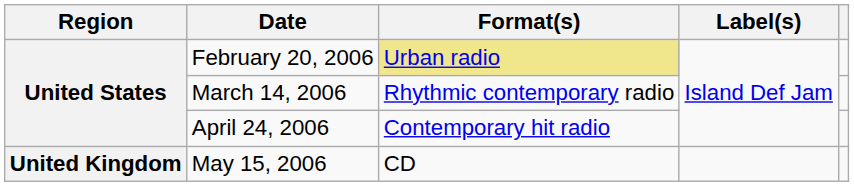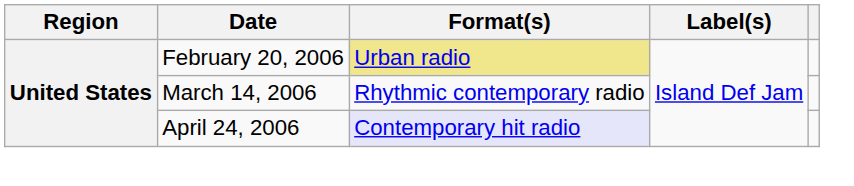(497, 127) no background -> (467, 127) lavender background
- row: (259, 163)
